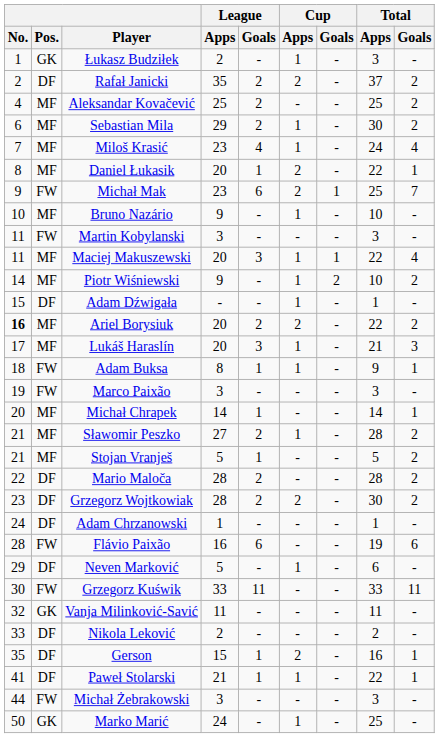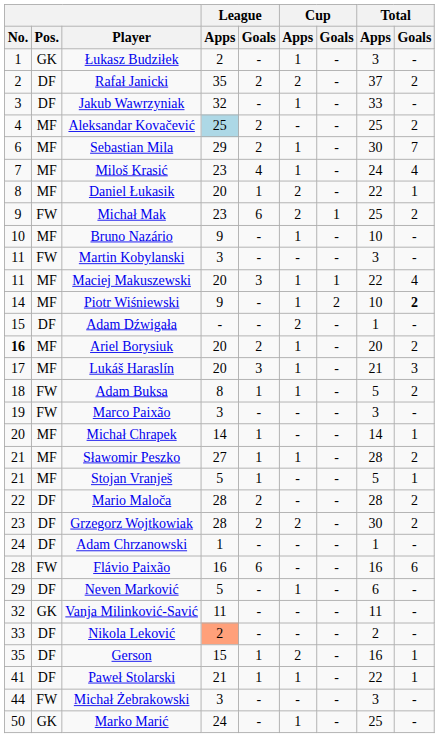+ row: (132, 103)
(220, 103) no background -> (220, 125) lightblue background
(414, 125) 2 -> (414, 147) 7
(414, 192) 7 -> (414, 214) 2
(414, 280) normal -> (414, 302) bold
(298, 302) 1 -> (298, 324) 2
(298, 324) 2 -> (298, 346) 1
(375, 324) 22 -> (375, 346) 20
(375, 368) 9 -> (375, 390) 5
(414, 368) 1 -> (414, 390) 2
(259, 434) 2 -> (259, 457) 1
(414, 457) 2 -> (414, 479) 1
(375, 545) 19 -> (375, 567) 16
- row: (132, 589)
(220, 633) no background -> (220, 633) lightsalmon background
